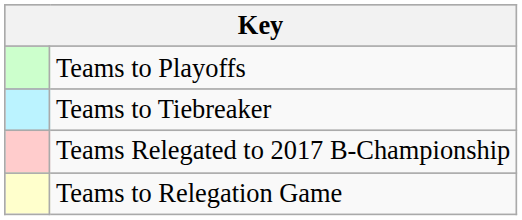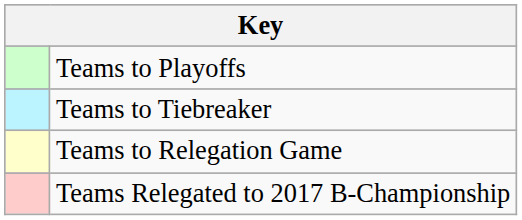rows swapped: (199, 192) <-> (283, 151)
